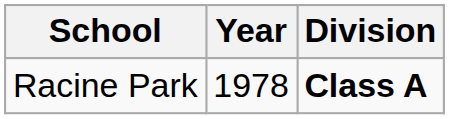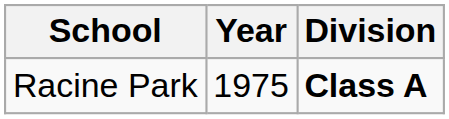(251, 85) 1978 -> (251, 85) 1975
